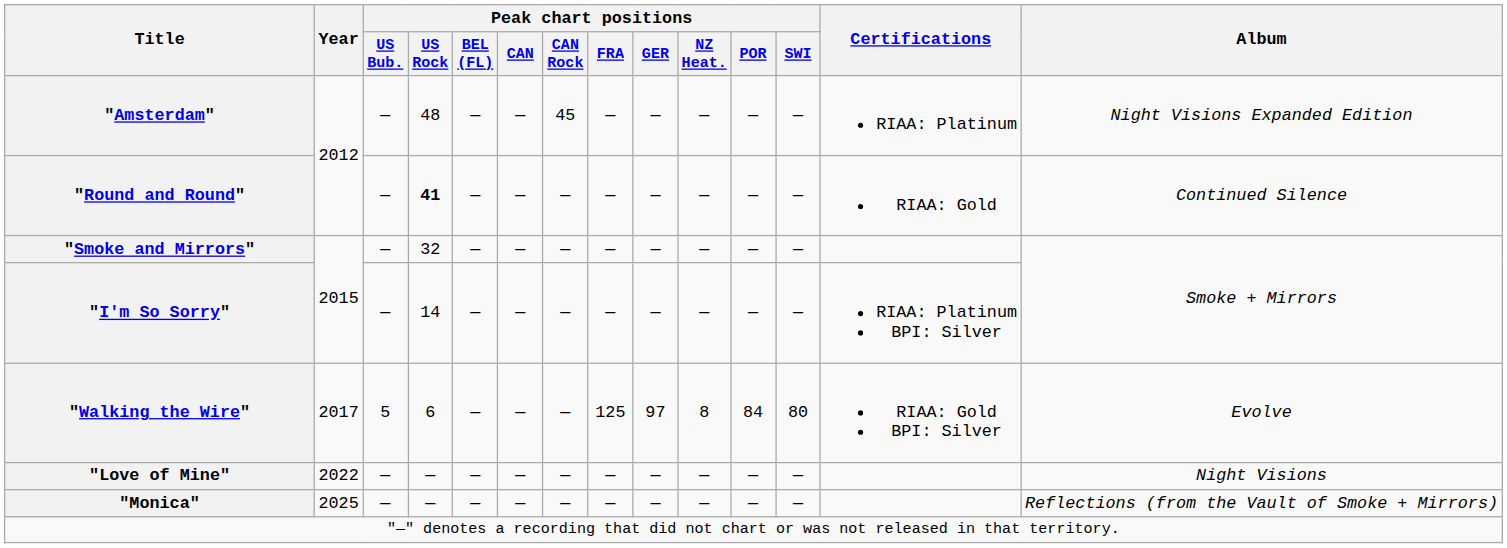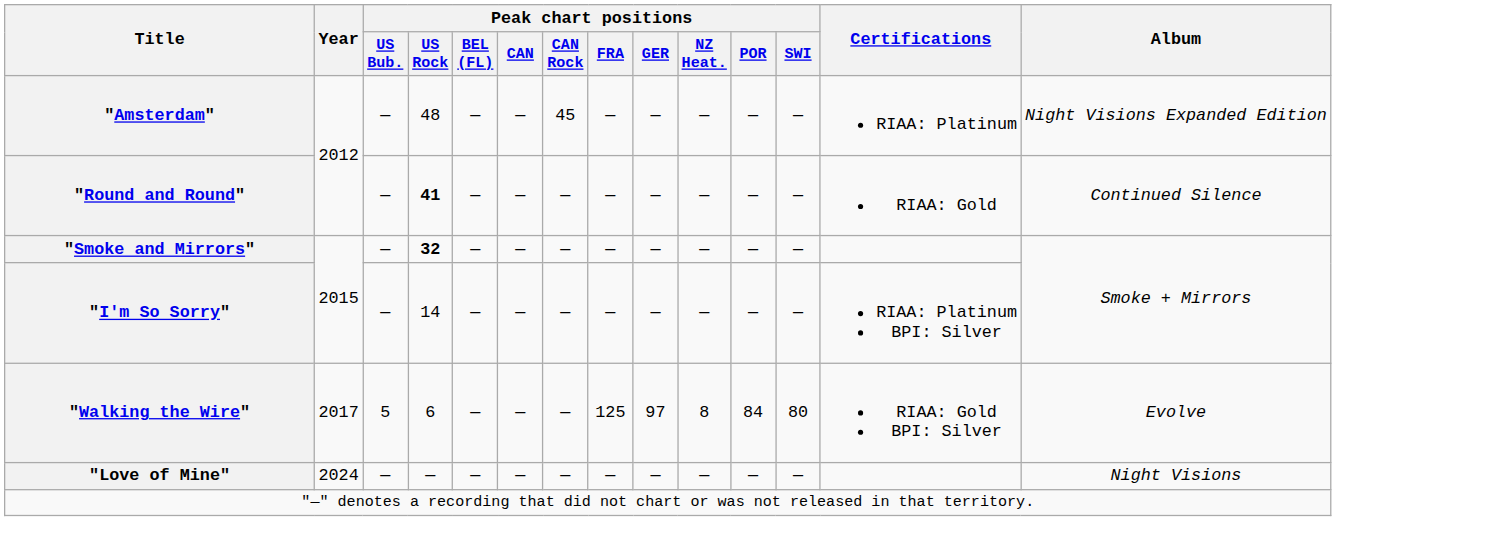(430, 250) normal -> (430, 250) bold
(339, 476) 2022 -> (339, 476) 2024
- row: (160, 503)
